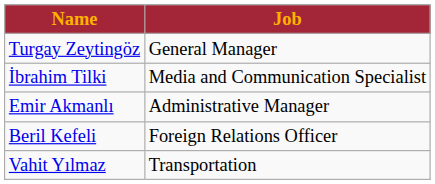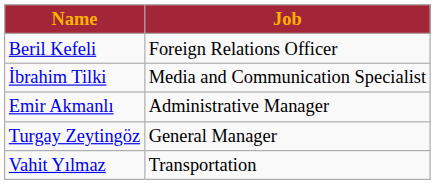rows swapped: (74, 48) <-> (52, 135)
